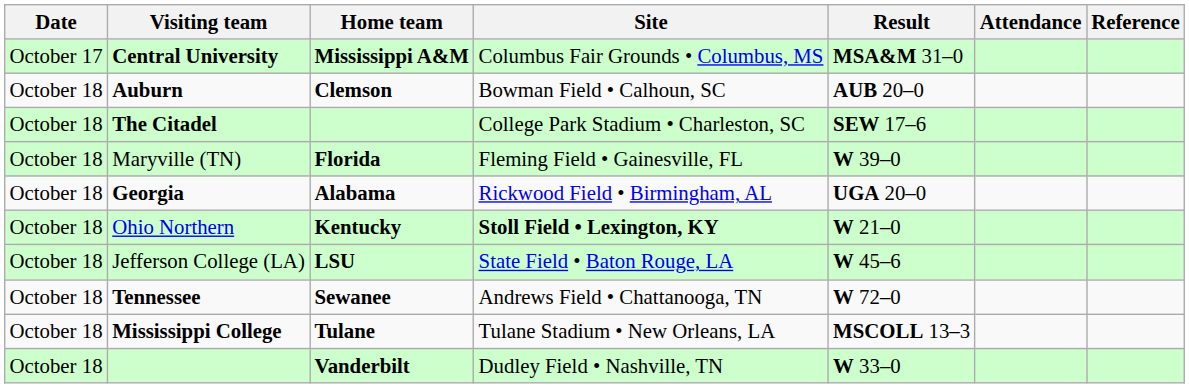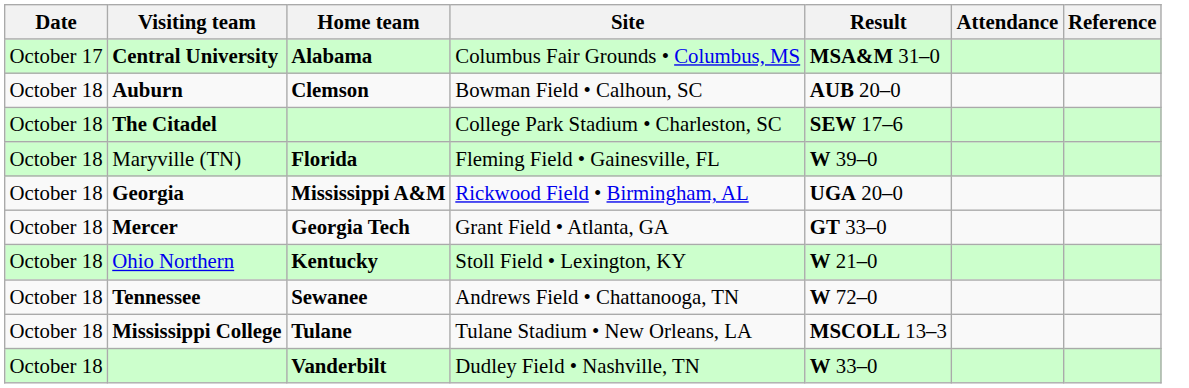(392, 56) Mississippi A&M -> (332, 56) Alabama
(355, 193) Alabama -> (368, 193) Mississippi A&M
+ row: (145, 227)
(599, 227) bold -> (571, 262) normal
- row: (209, 262)
